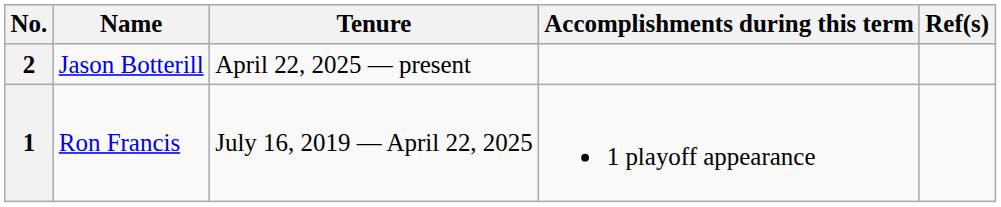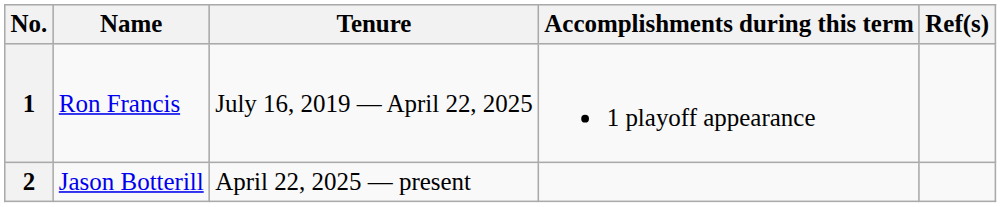rows swapped: (29, 142) <-> (29, 63)
